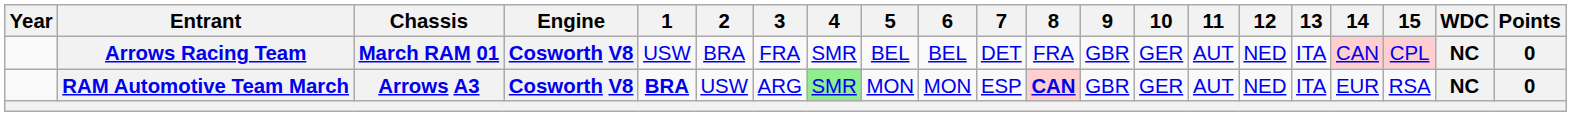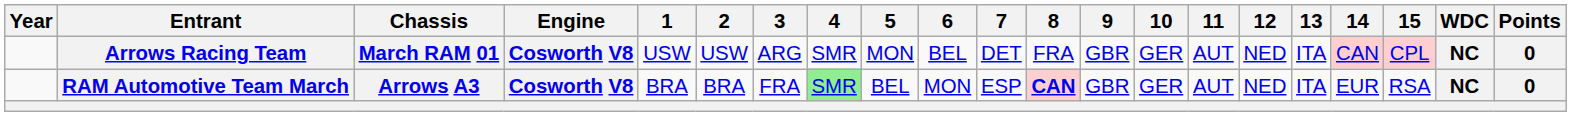(724, 53) BRA -> (724, 53) USW
(780, 53) FRA -> (780, 53) ARG
(890, 53) BEL -> (890, 53) MON
(667, 85) bold -> (667, 85) normal
(724, 85) USW -> (724, 85) BRA
(780, 85) ARG -> (780, 85) FRA
(890, 85) MON -> (890, 85) BEL
